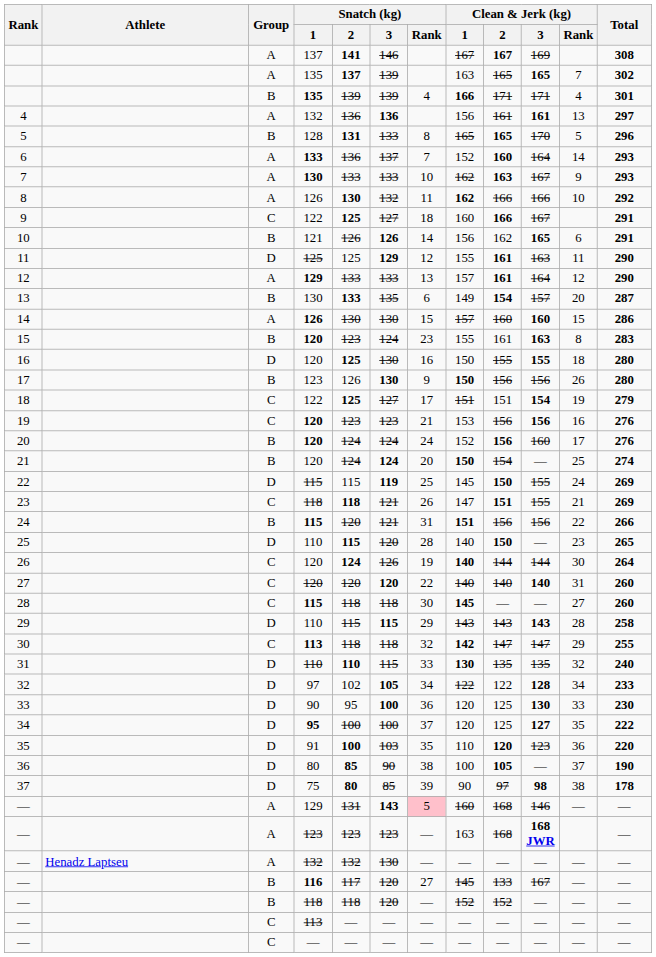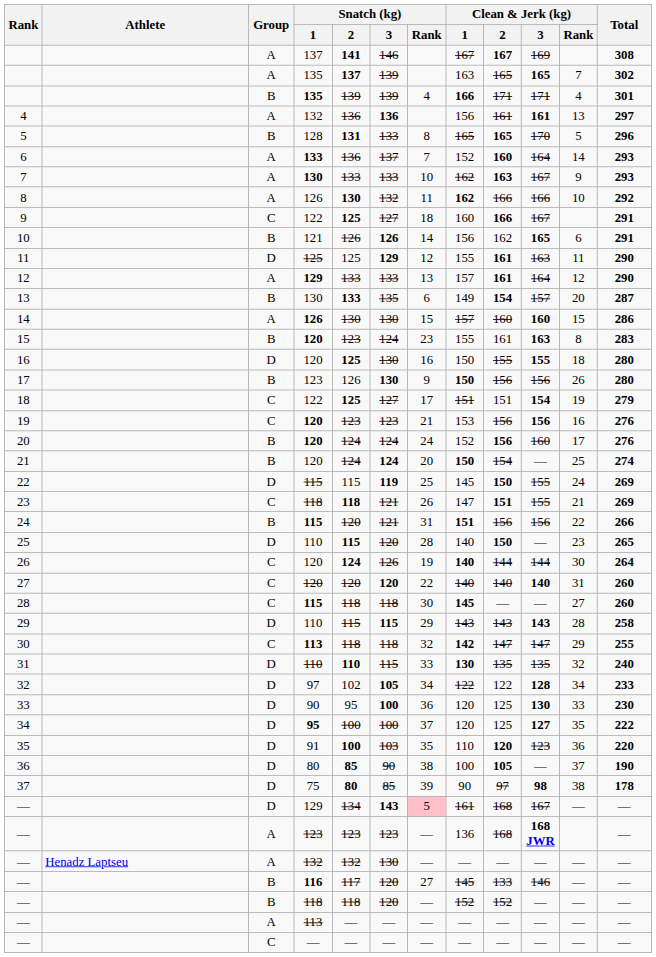(271, 806) A -> (271, 806) D
(351, 806) 131 -> (351, 806) 134
(465, 806) 160 -> (465, 806) 161
(540, 806) 146 -> (540, 806) 167
(465, 833) 163 -> (465, 833) 136
(540, 881) 167 -> (540, 881) 146
(271, 922) C -> (271, 922) A
